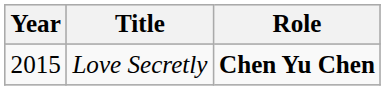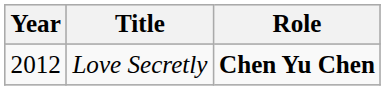(36, 64) 2015 -> (36, 64) 2012
